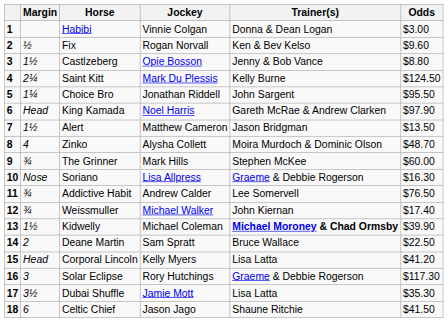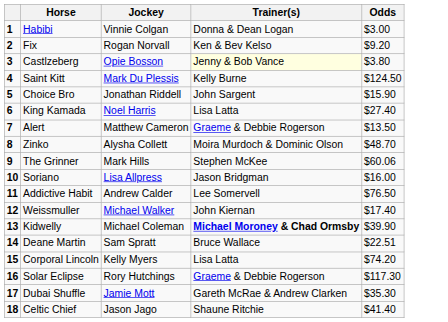- column: (40, 12)
(416, 45) $9.60 -> (377, 45) $9.20
(278, 62) no background -> (239, 62) lightyellow background
(416, 62) $8.80 -> (377, 62) $3.80
(419, 95) $95.50 -> (380, 95) $15.90
(309, 111) Gareth McRae & Andrew Clarken -> (216, 111) Lisa Latta
(419, 111) $97.90 -> (380, 111) $27.40
(270, 128) Jason Bridgman -> (259, 128) Graeme & Debbie Rogerson
(419, 161) $60.00 -> (380, 161) $60.06
(298, 177) Graeme & Debbie Rogerson -> (231, 177) Jason Bridgman
(419, 177) $16.30 -> (380, 177) $16.00
(419, 243) $22.50 -> (380, 243) $22.51
(419, 260) $41.20 -> (380, 260) $74.20
(255, 293) Lisa Latta -> (270, 293) Gareth McRae & Andrew Clarken
(419, 309) $41.50 -> (380, 309) $41.40
